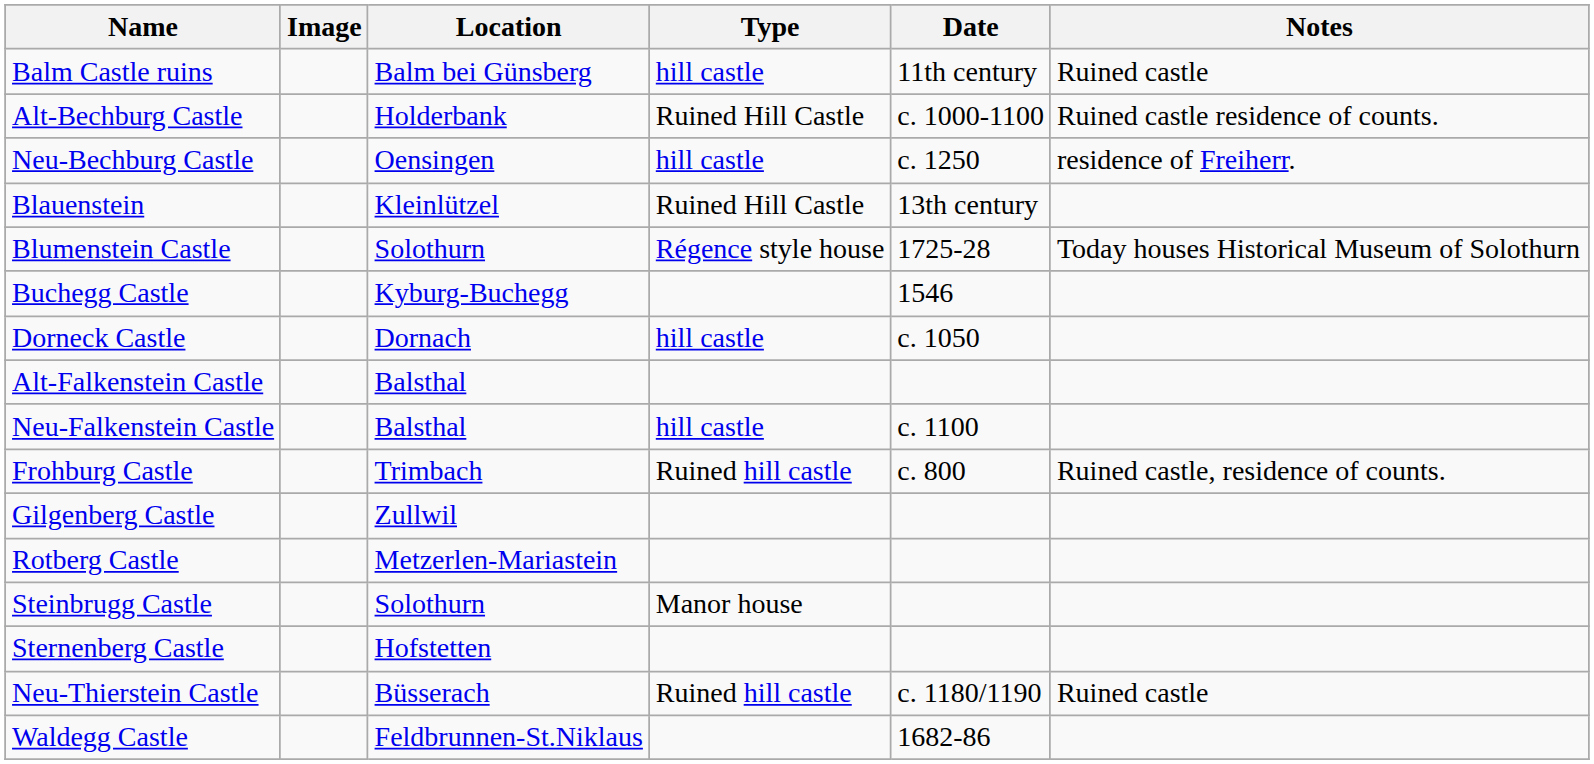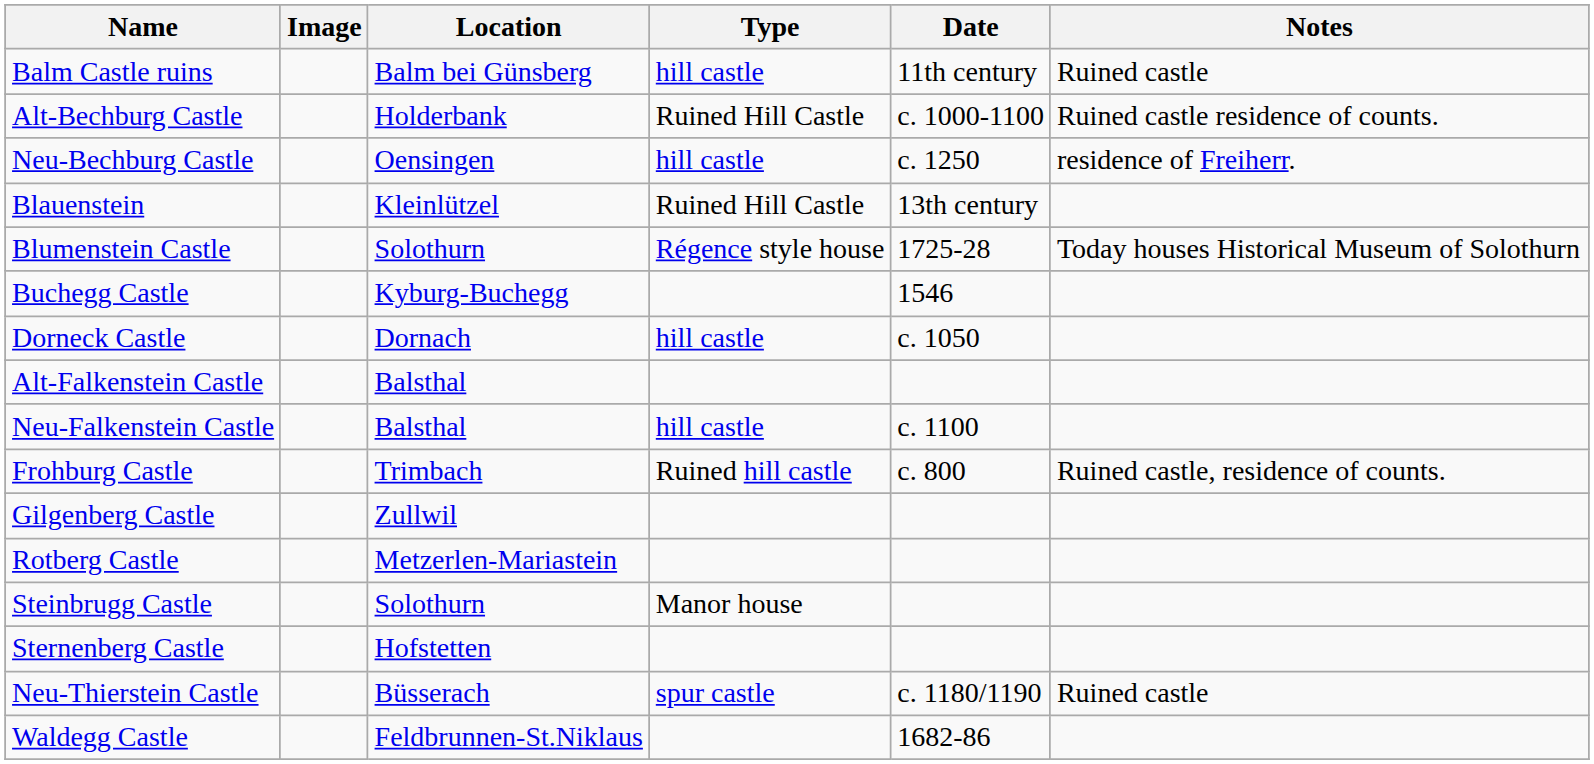(754, 692) Ruined hill castle -> (715, 692) spur castle
